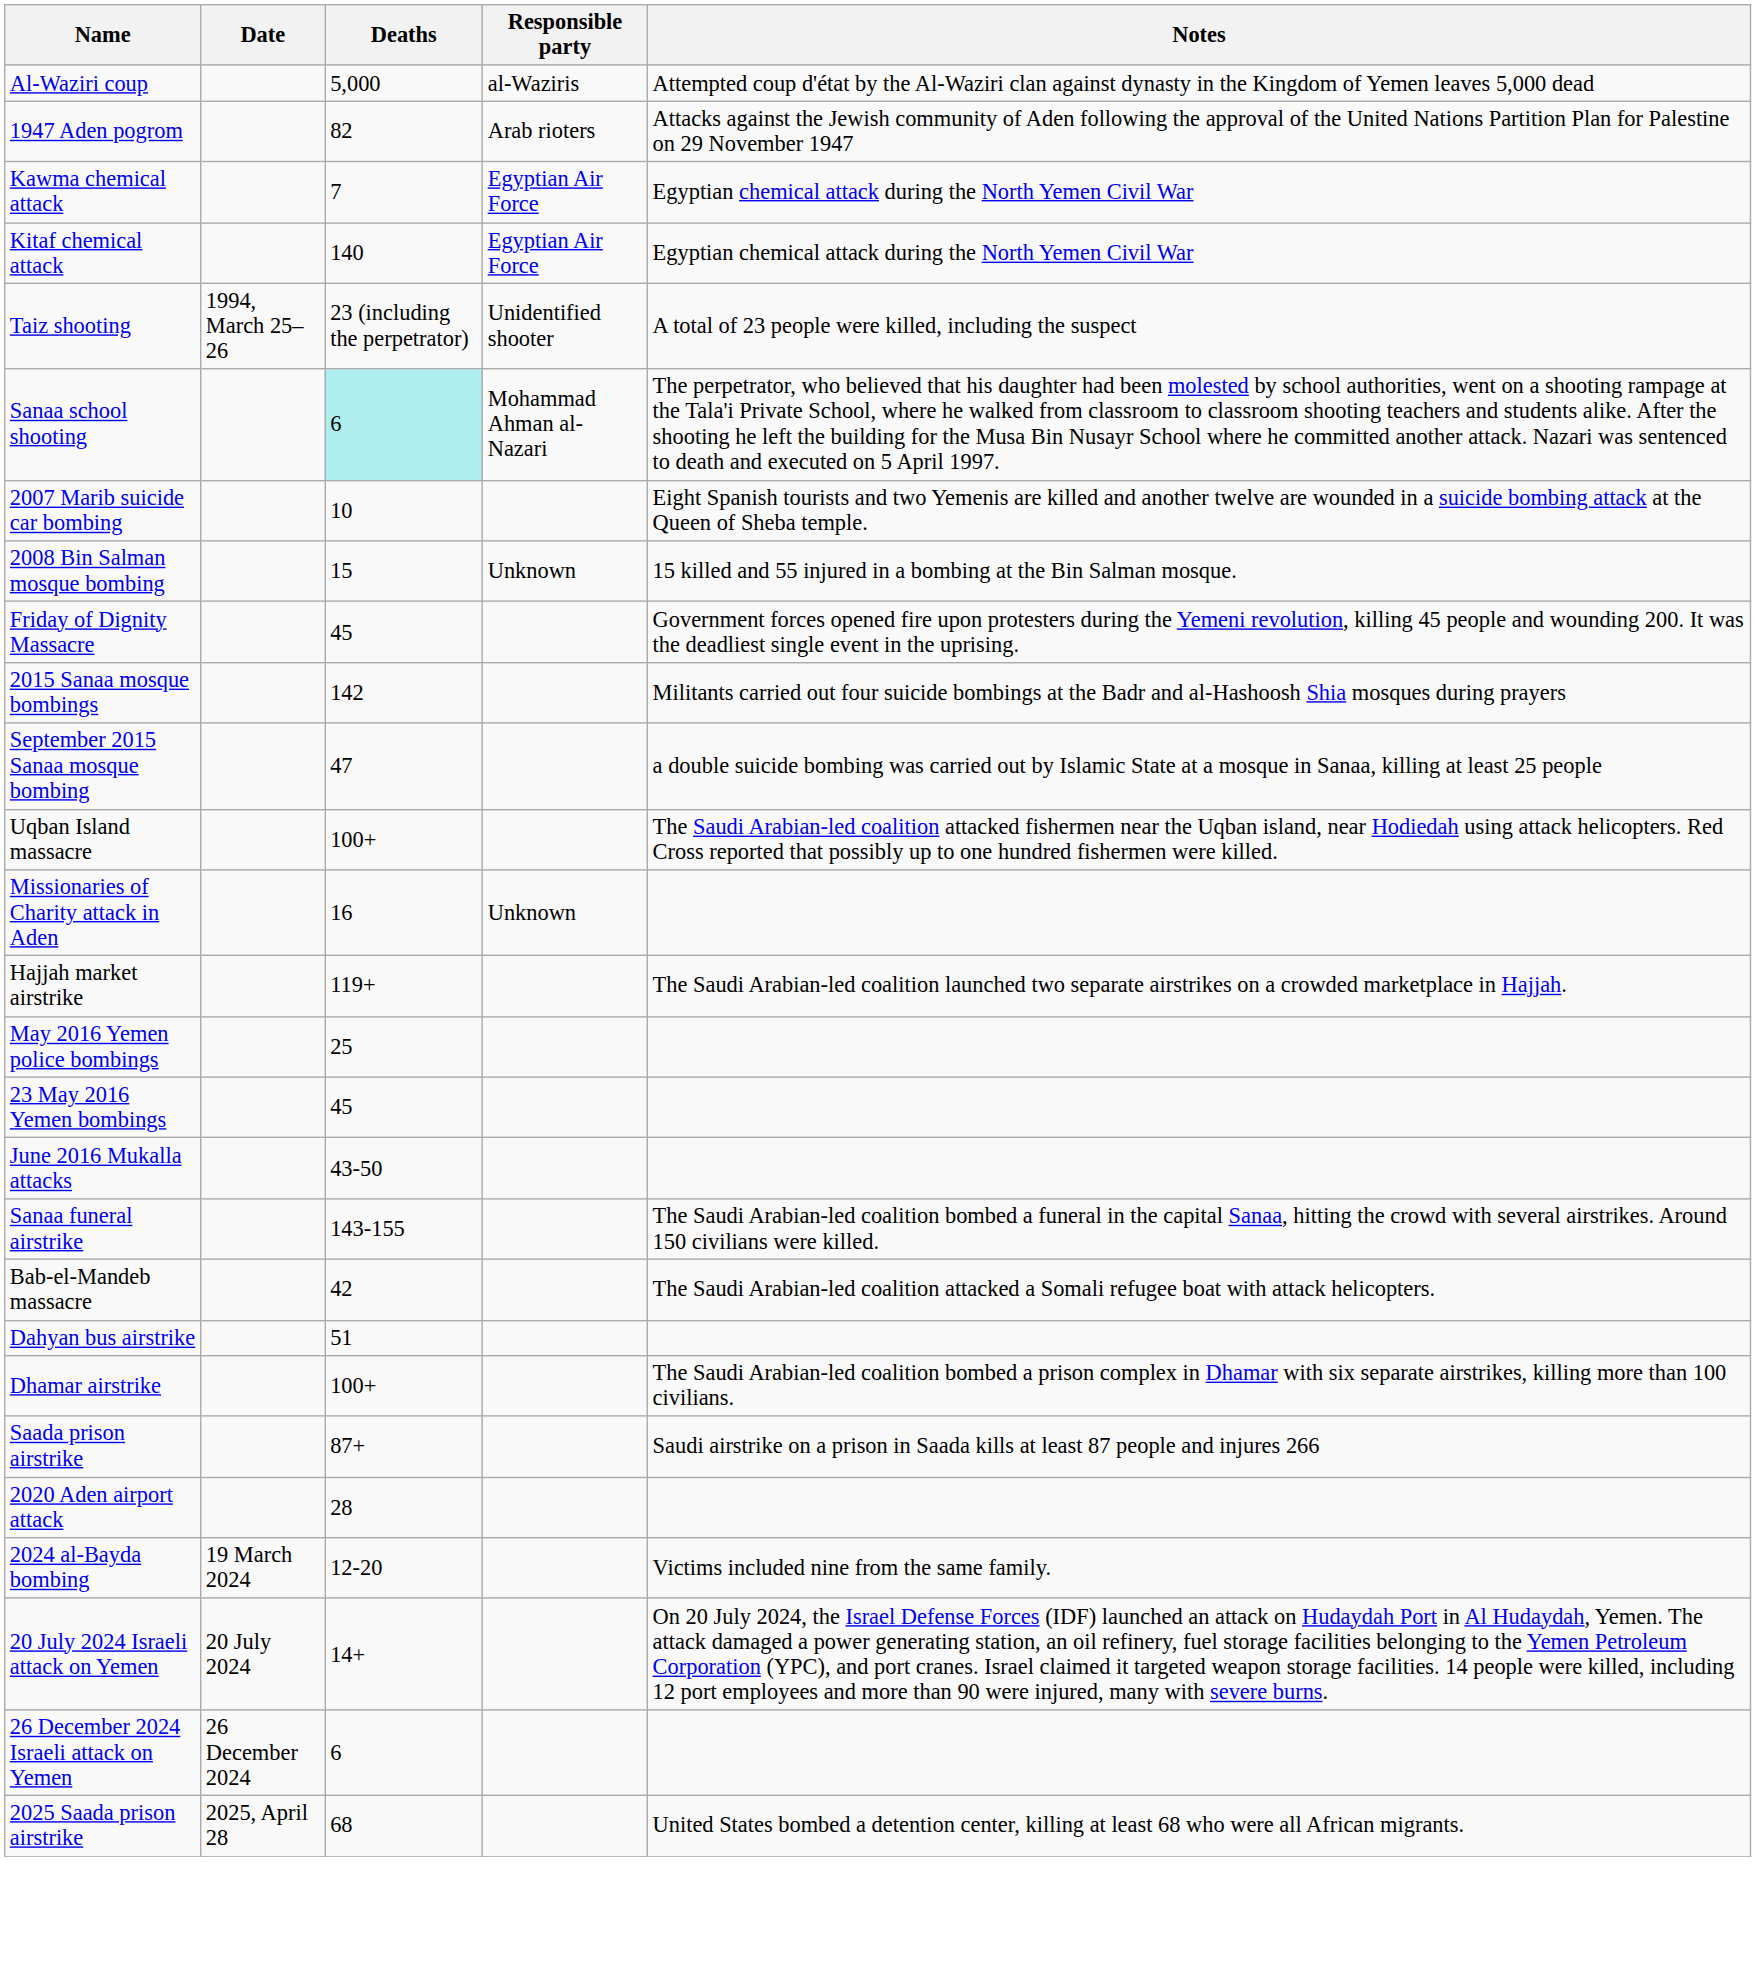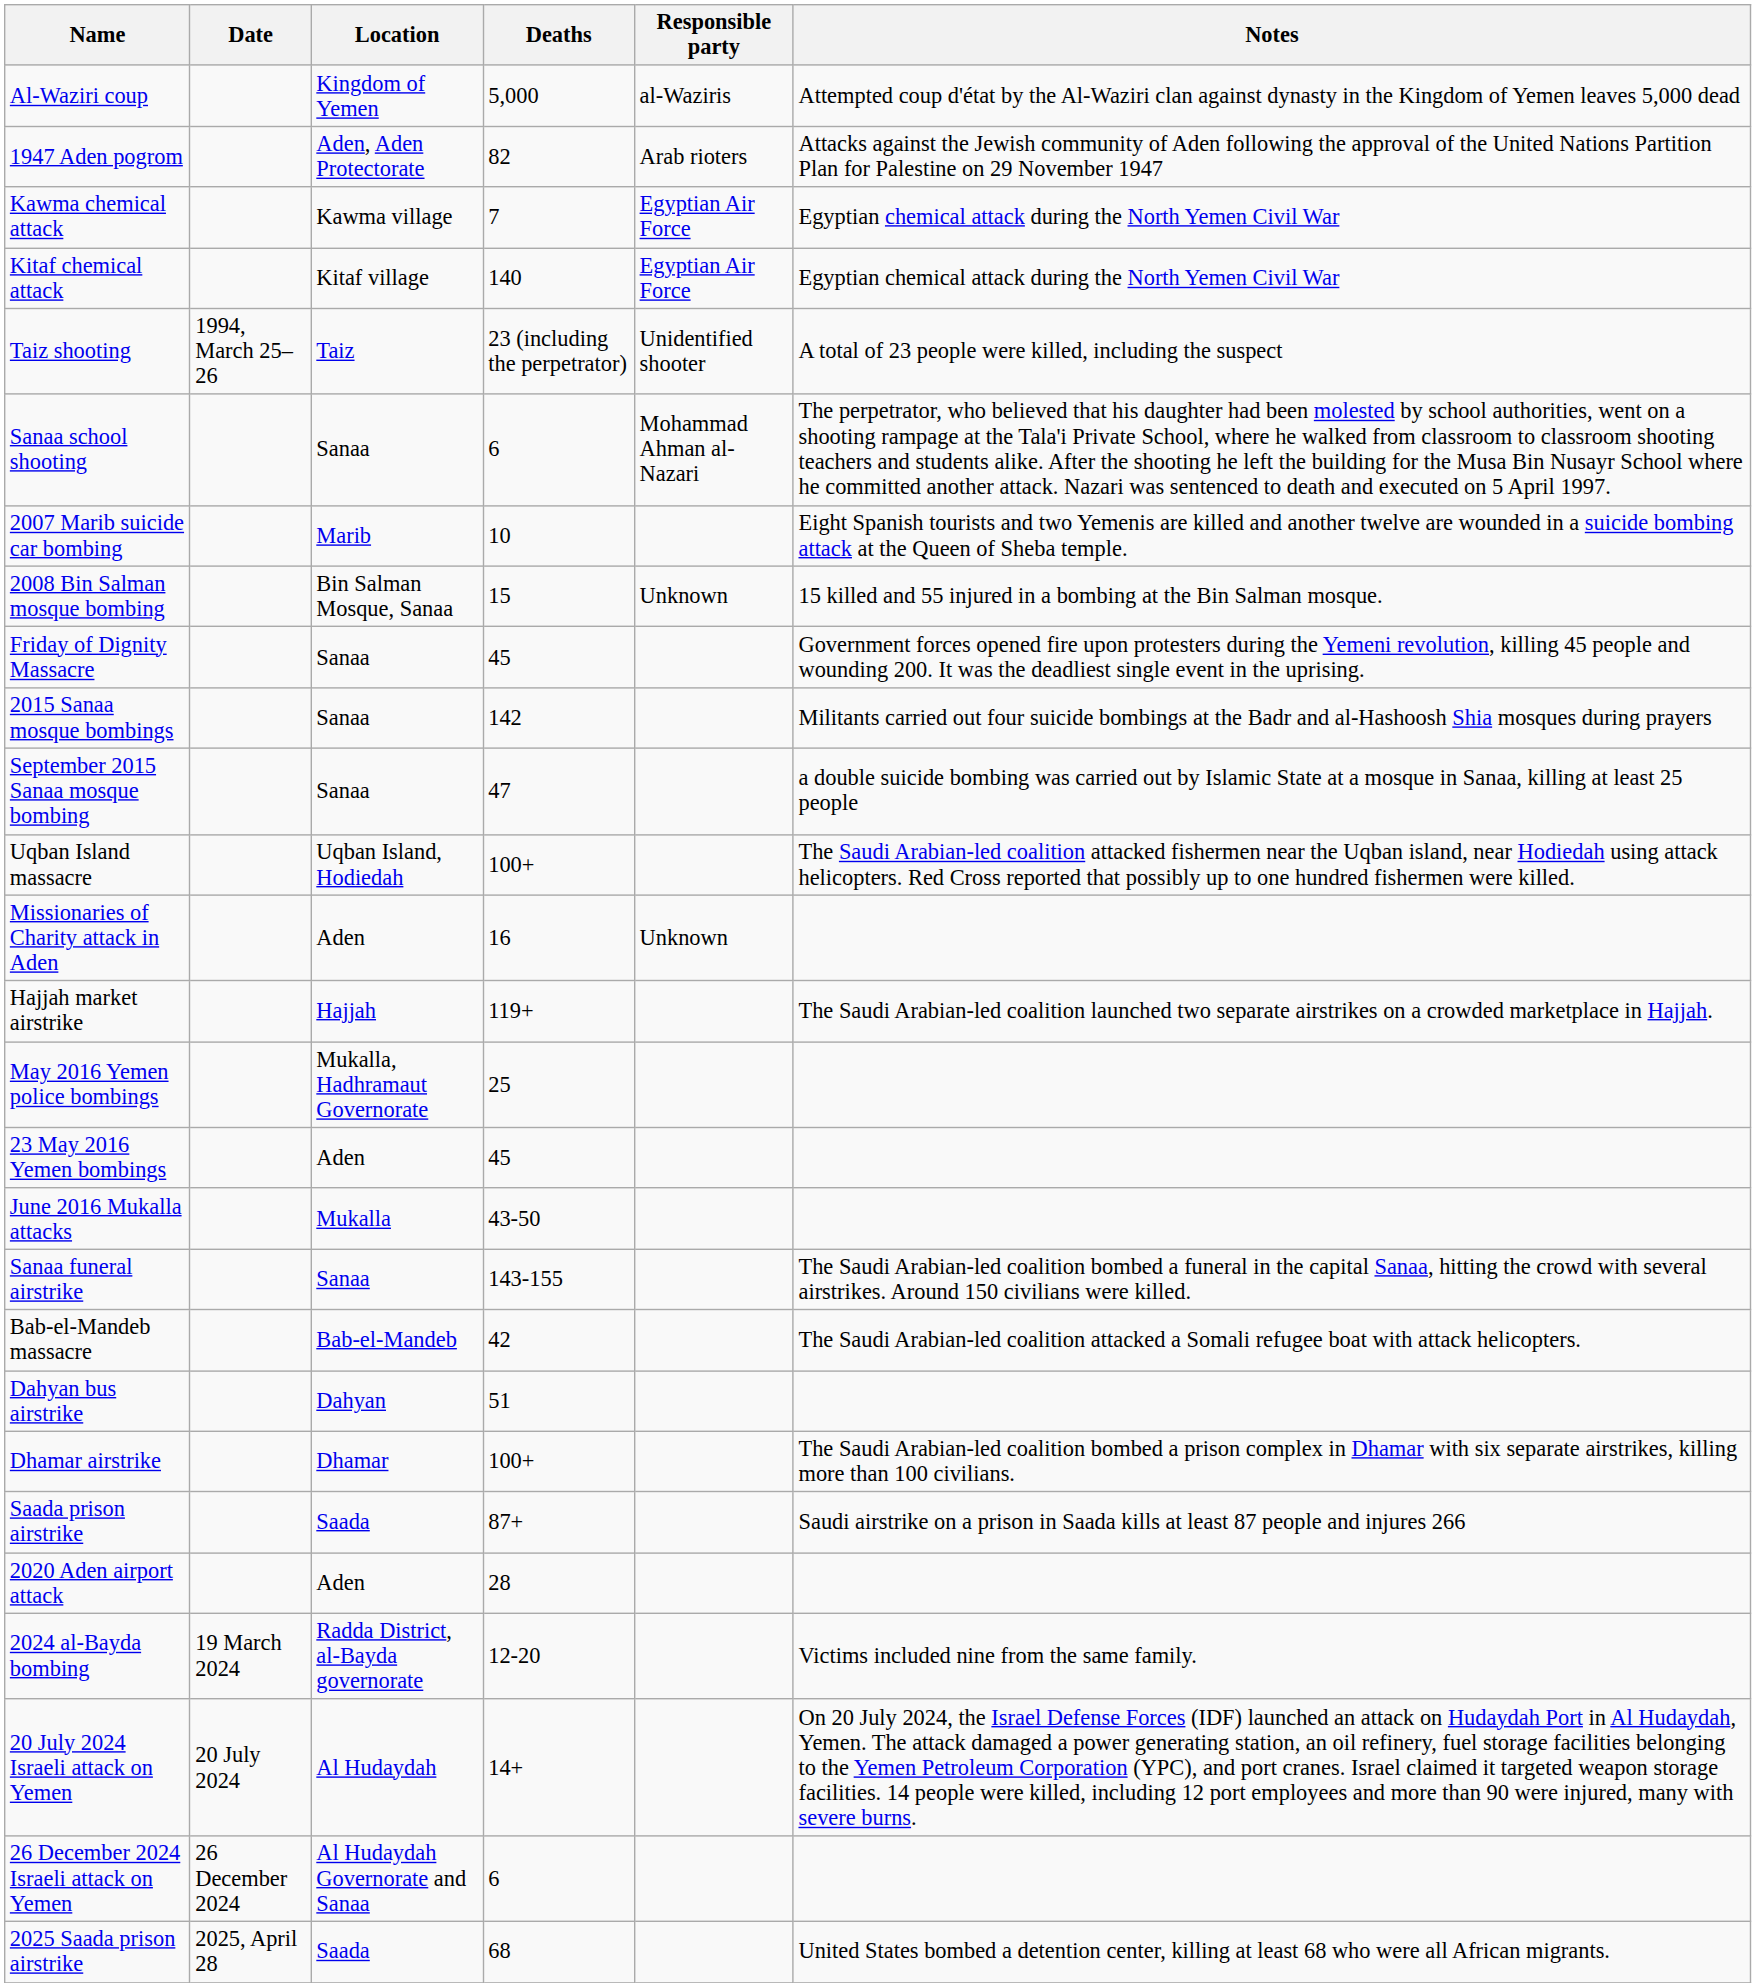+ column: (397, 34)
(336, 424) paleturquoise background -> (494, 449) no background
